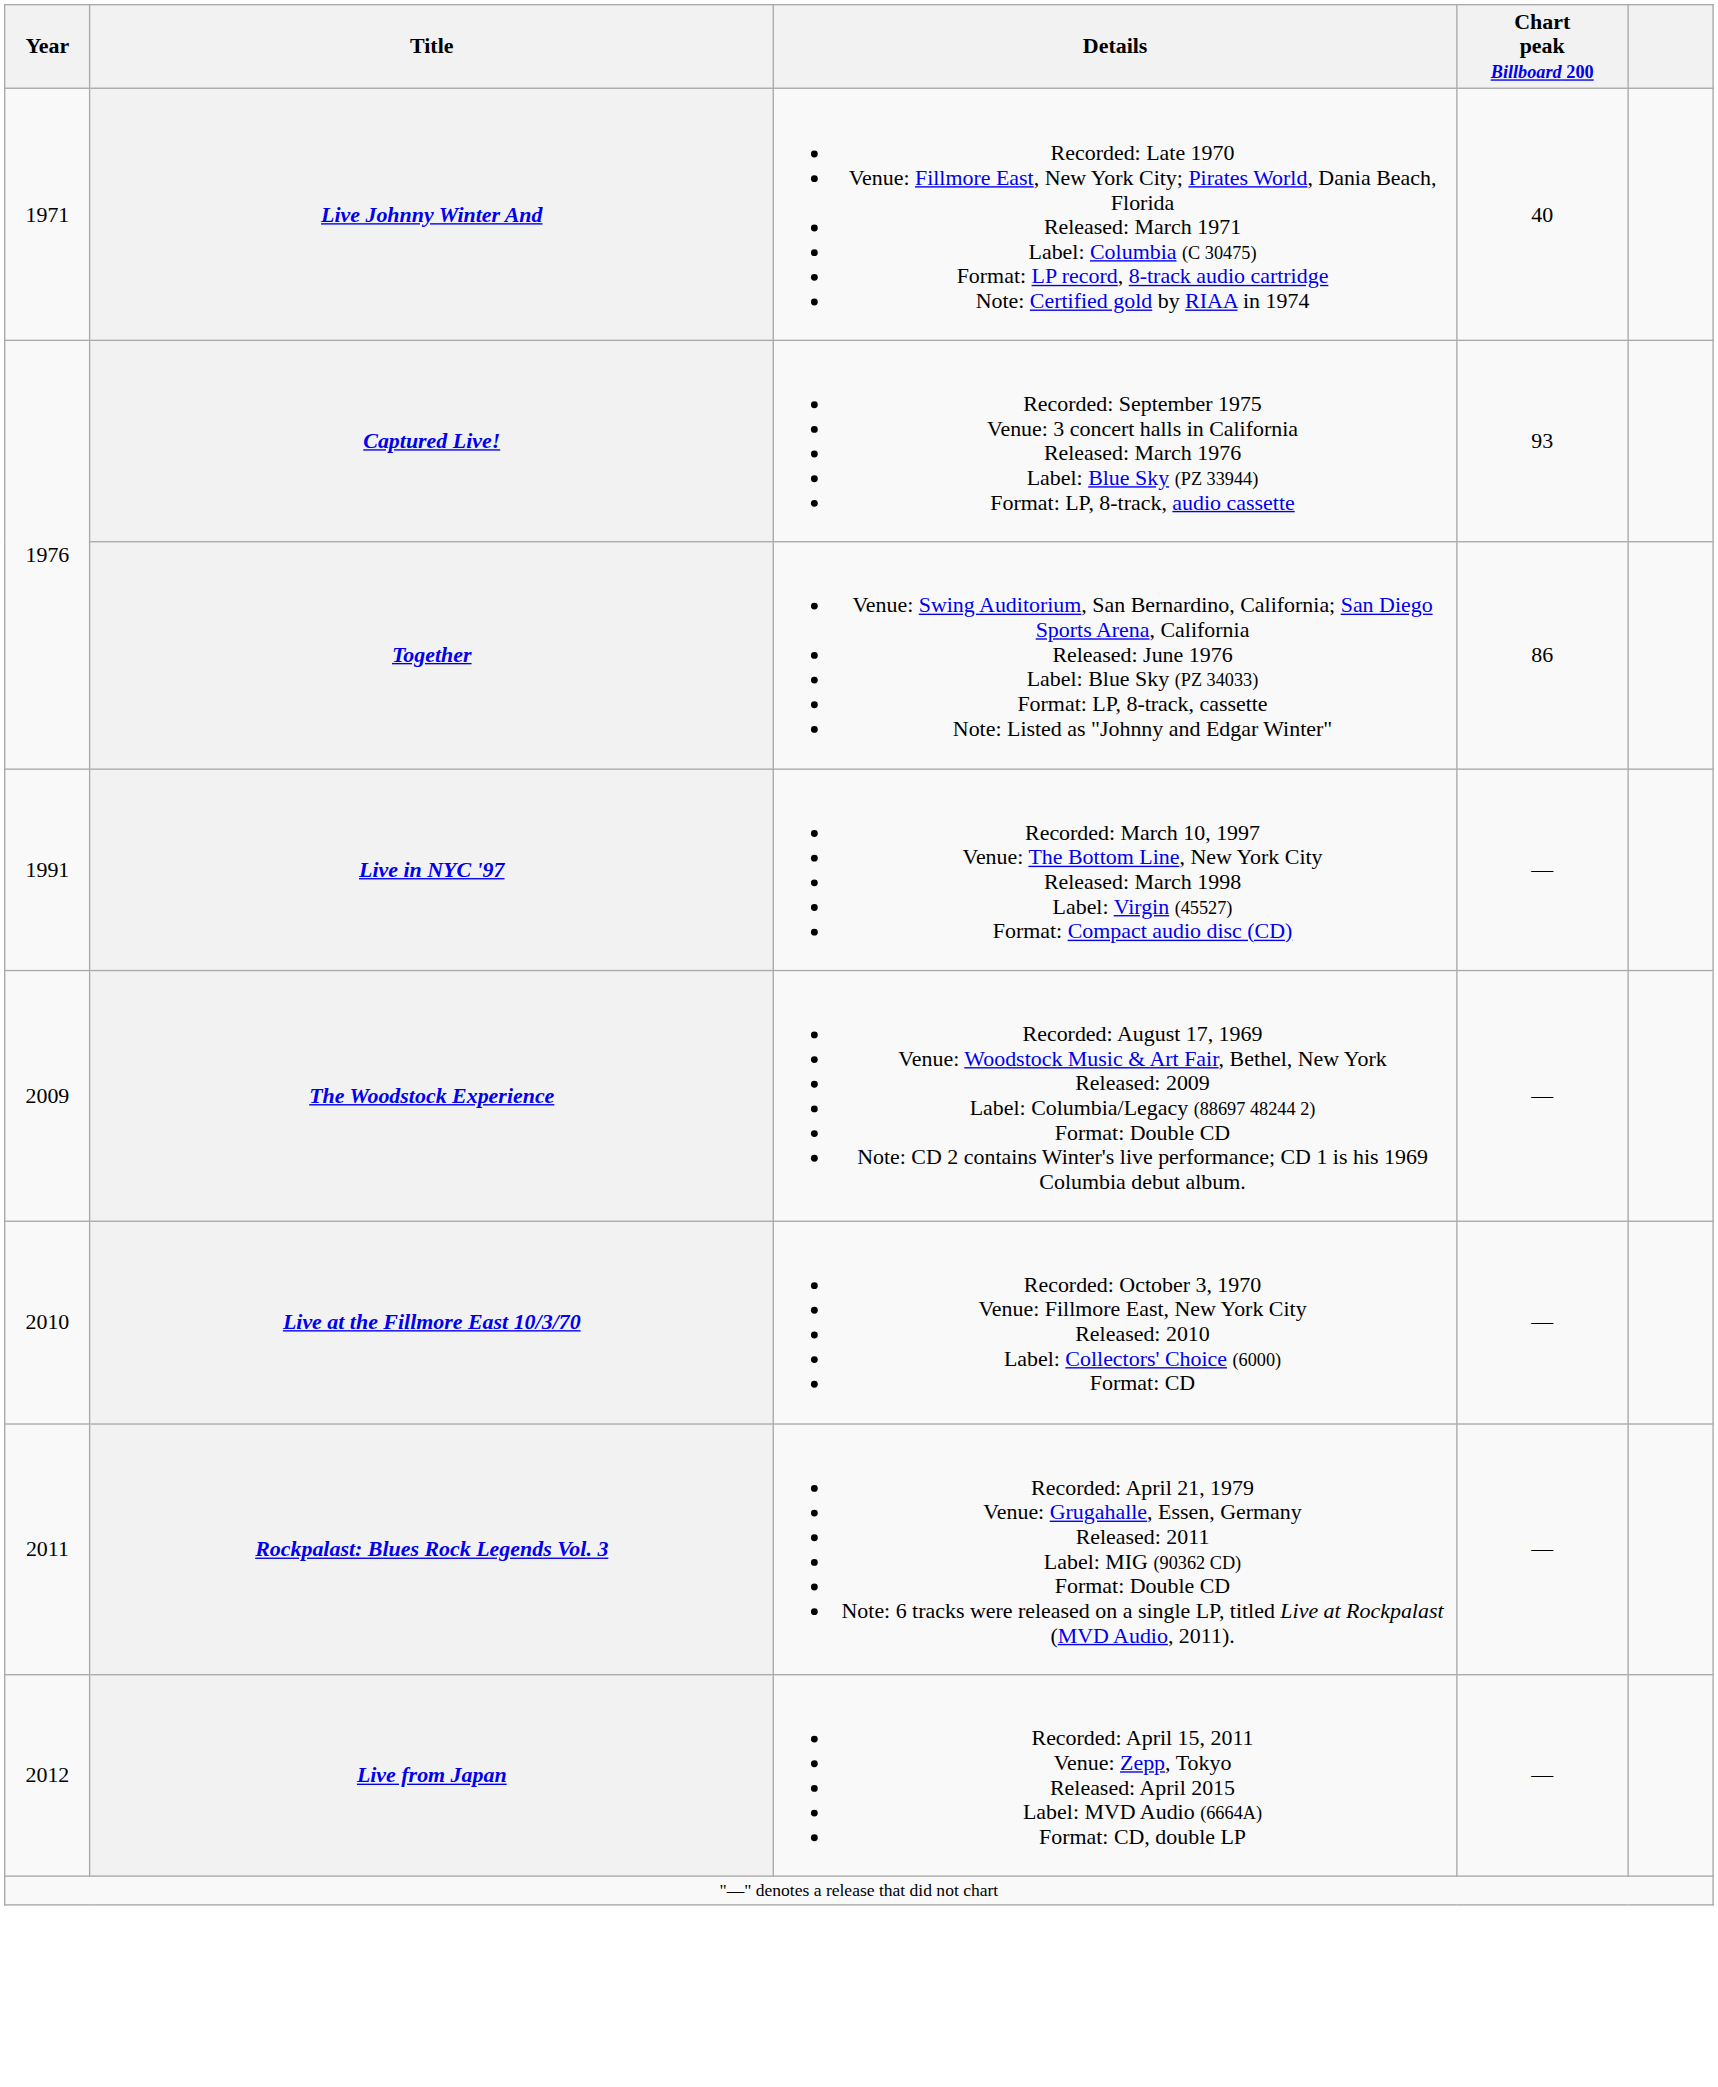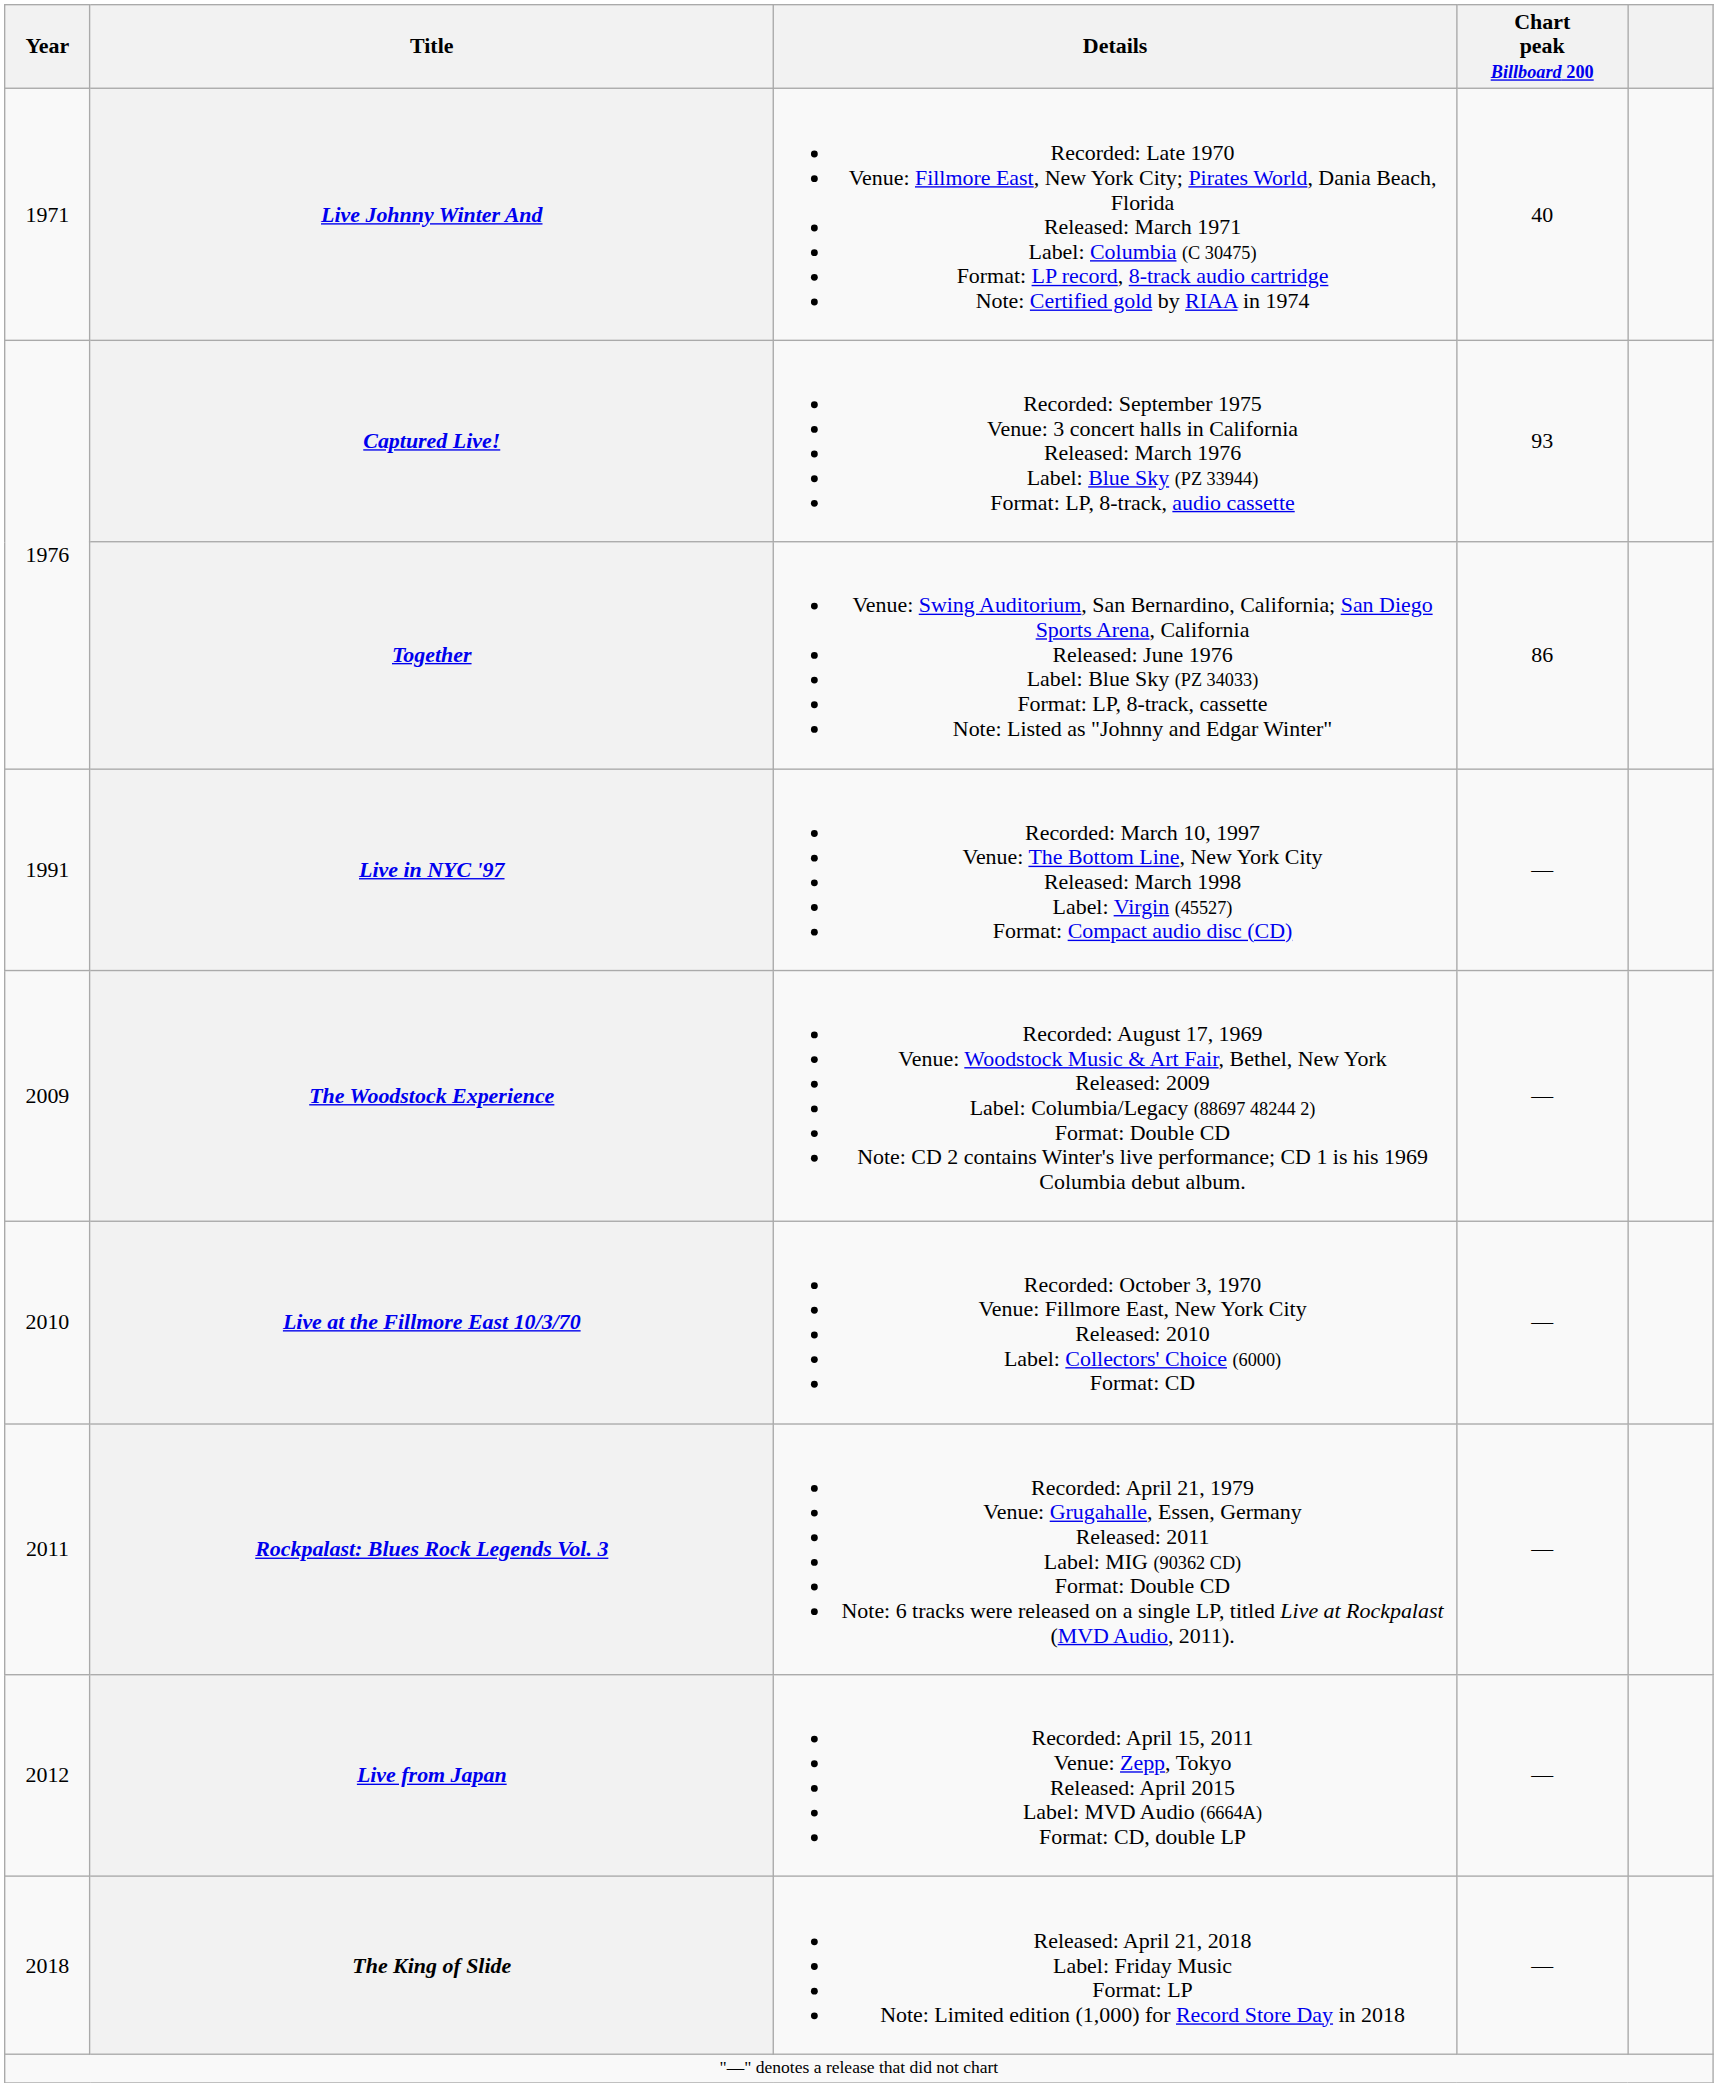+ row: (432, 1965)
